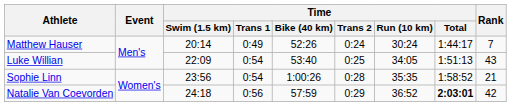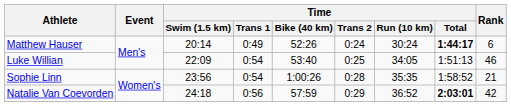(455, 45) normal -> (455, 45) bold
(491, 45) 7 -> (491, 45) 6
(491, 61) 43 -> (491, 61) 46
